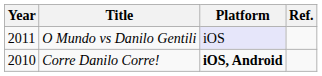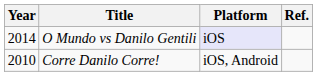(22, 37) 2011 -> (22, 37) 2014
(243, 60) bold -> (240, 60) normal
